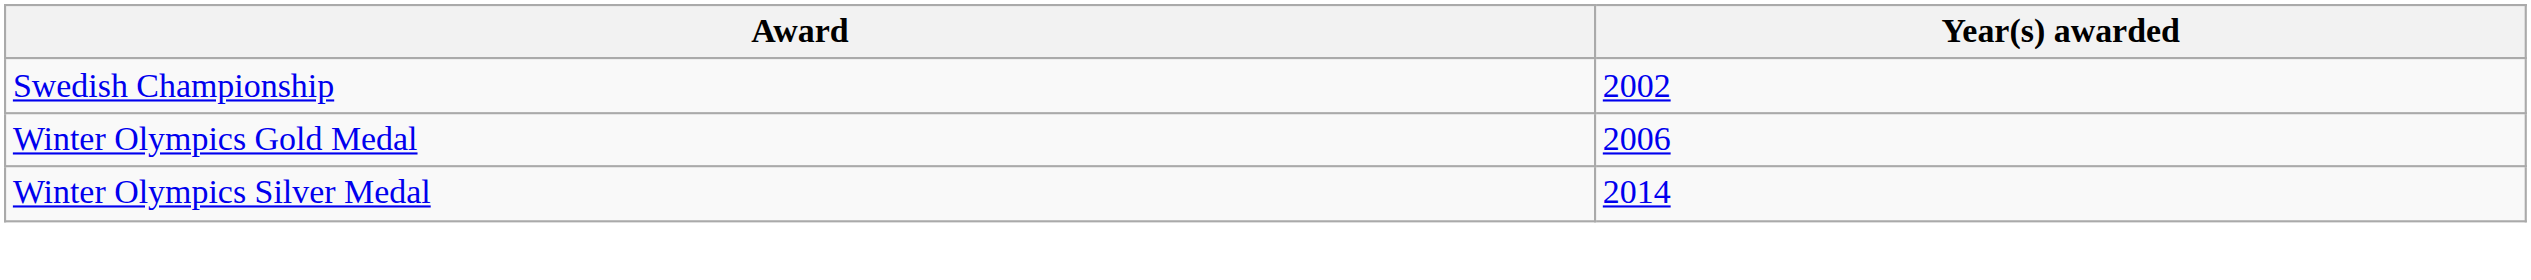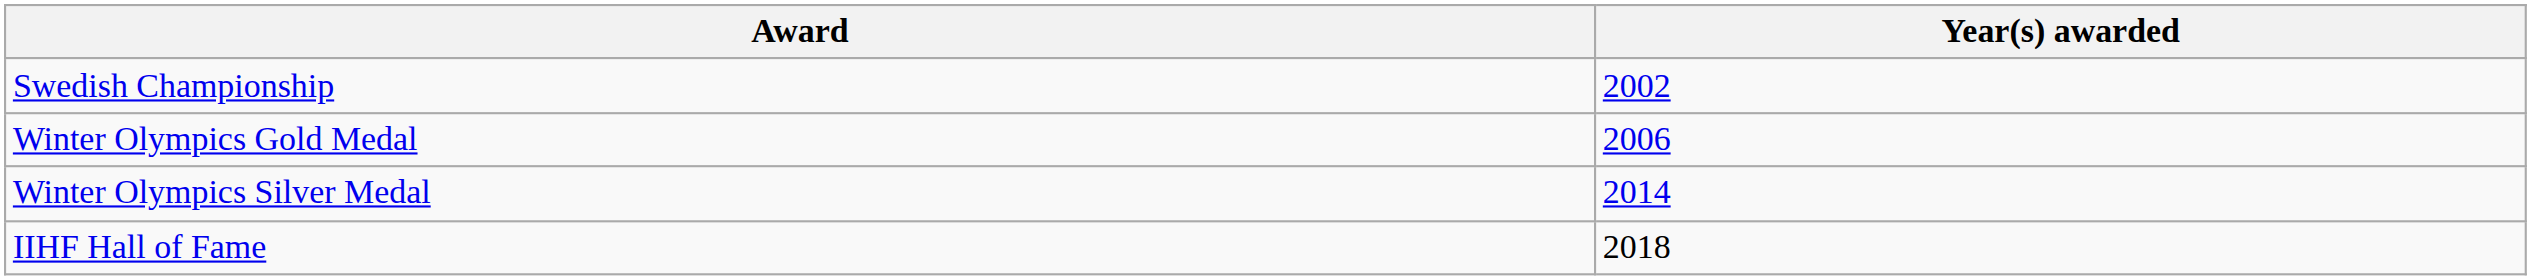+ row: (140, 246)
